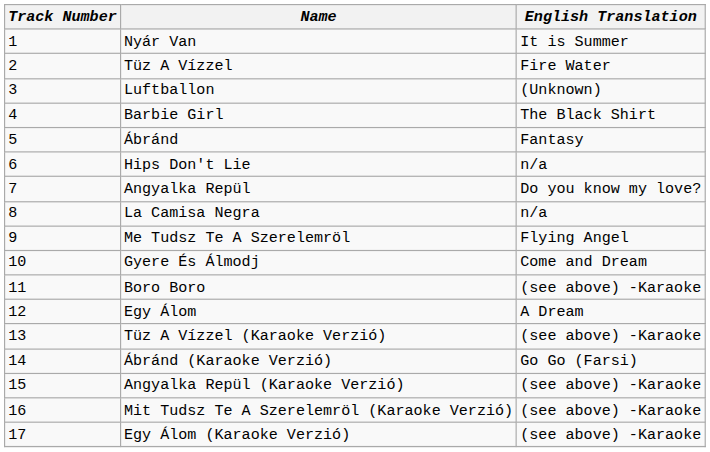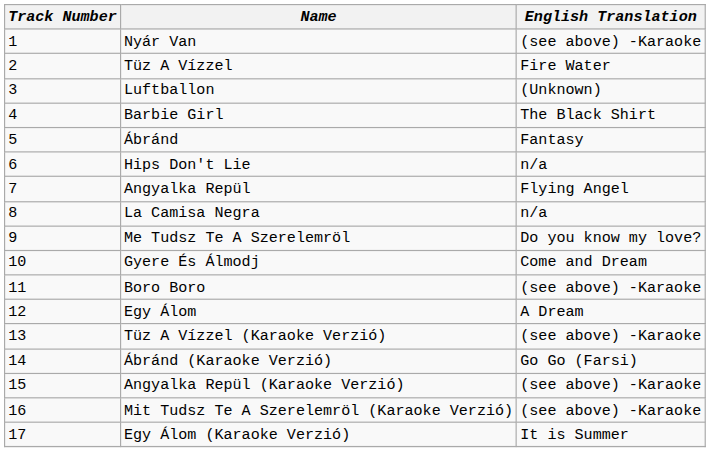(575, 41) It is Summer -> (611, 41) (see above) -Karaoke
(611, 189) Do you know my love? -> (575, 189) Flying Angel
(575, 238) Flying Angel -> (611, 238) Do you know my love?
(611, 435) (see above) -Karaoke -> (575, 435) It is Summer
